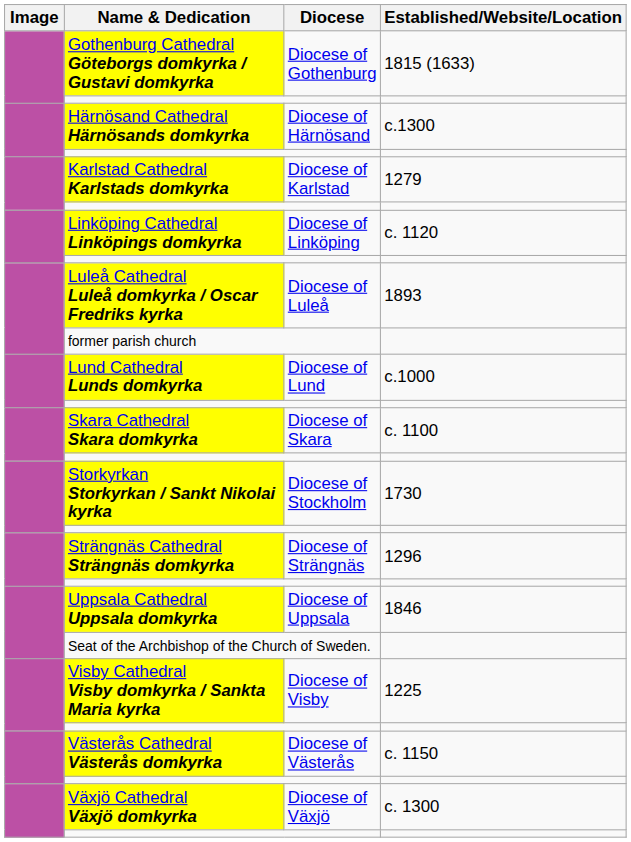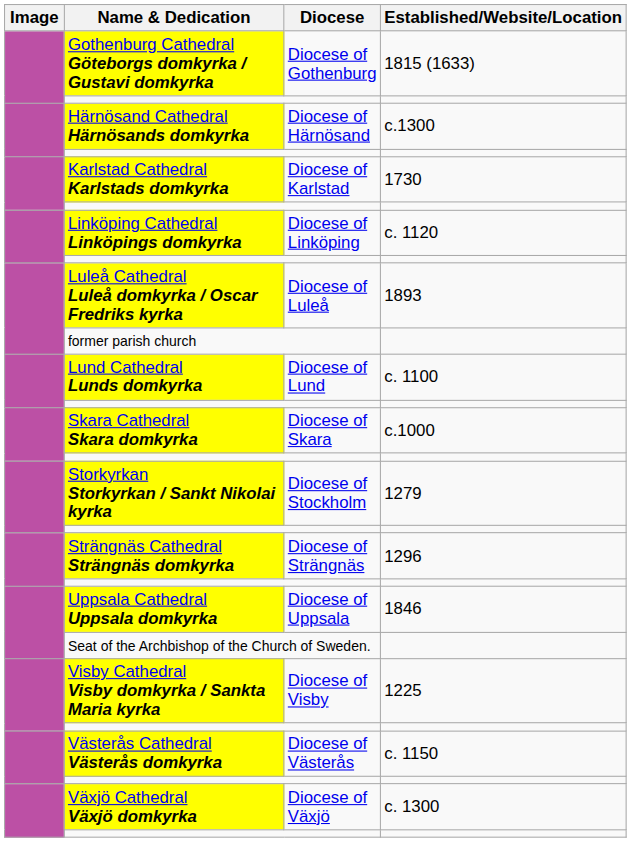(403, 179) 1279 -> (403, 179) 1730
(410, 377) c.1000 -> (411, 377) c. 1100
(411, 430) c. 1100 -> (410, 430) c.1000
(403, 493) 1730 -> (403, 493) 1279
